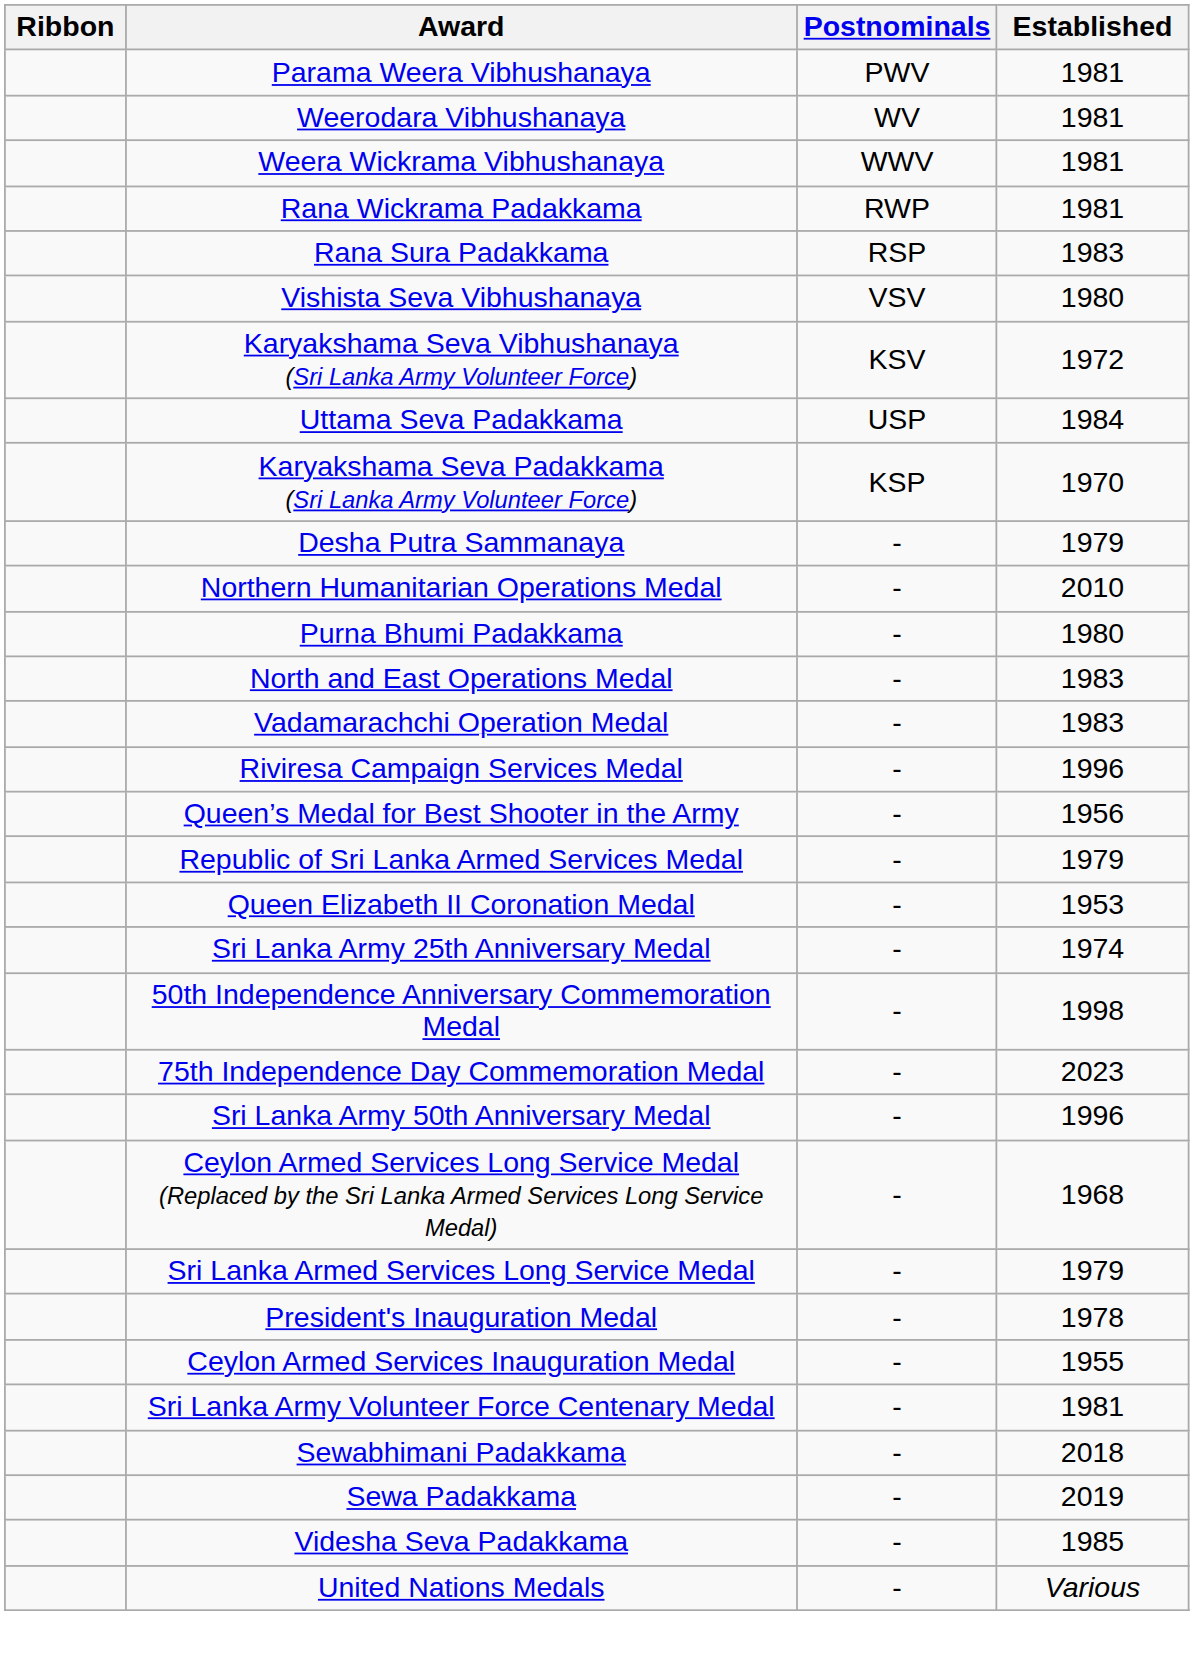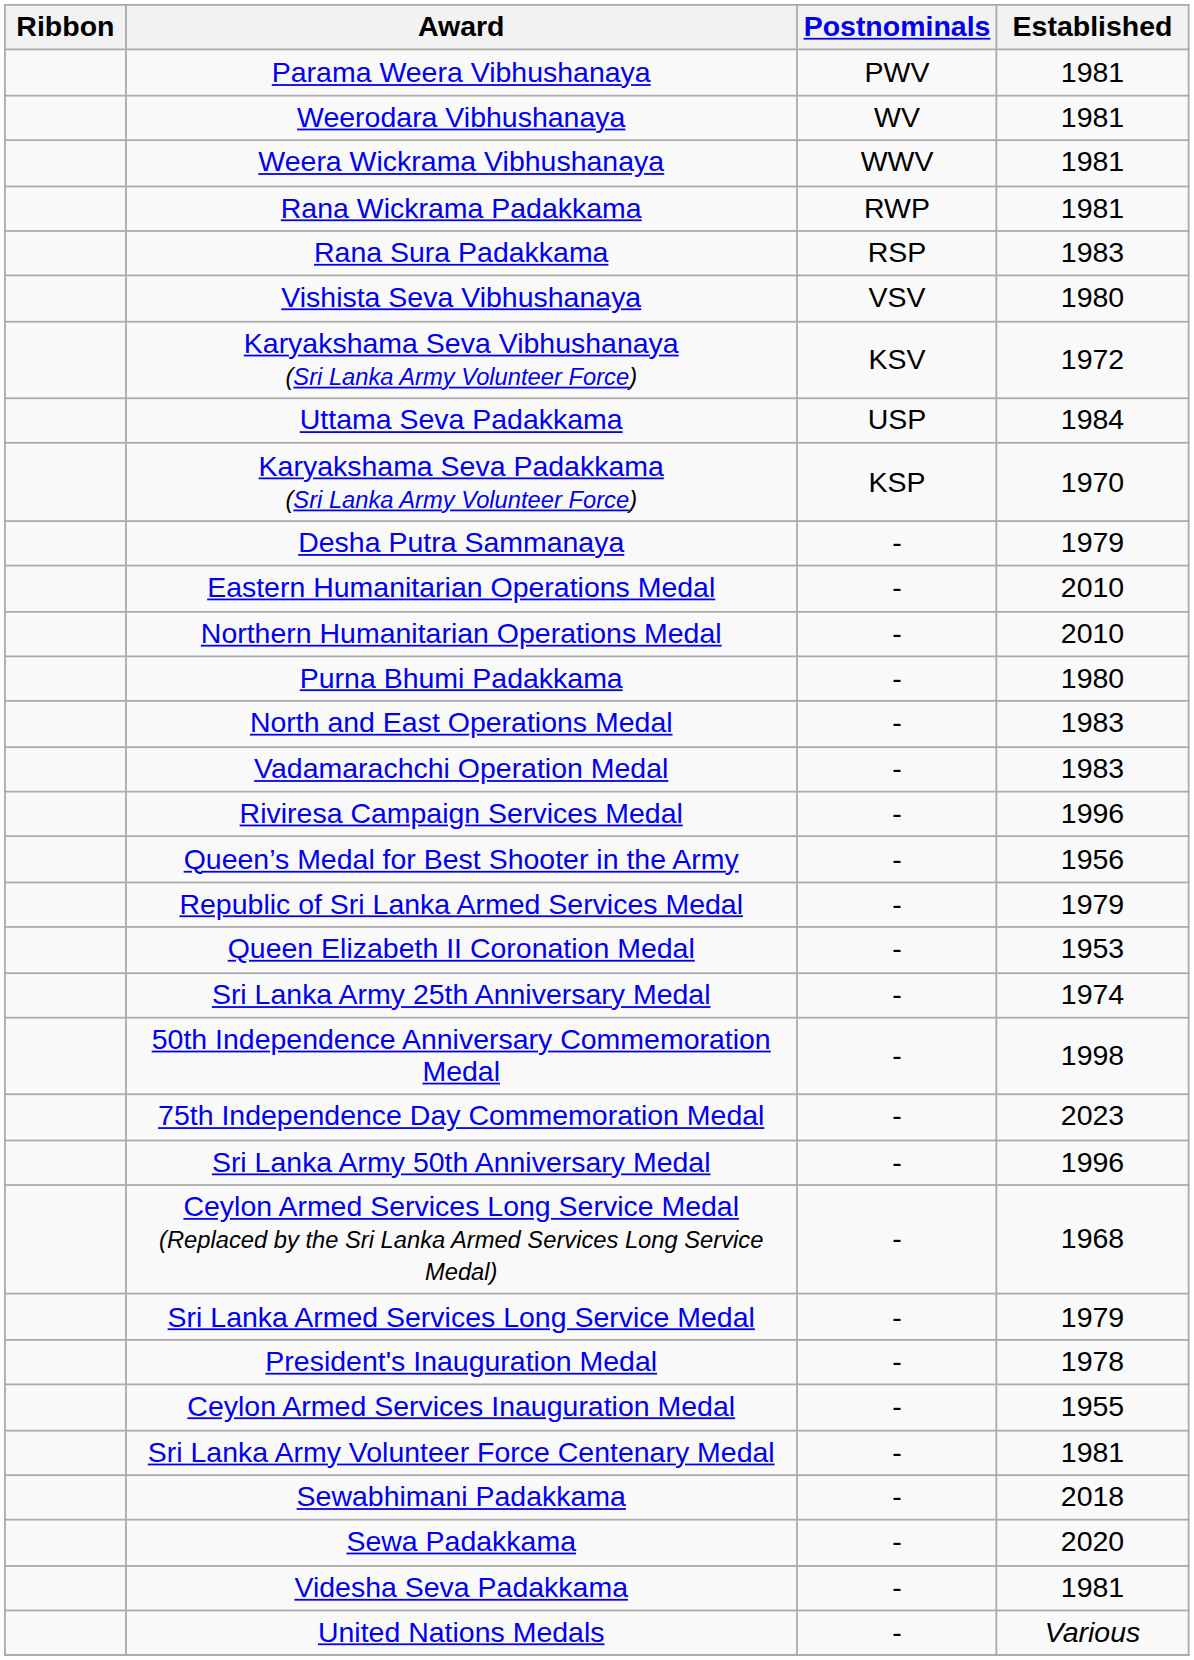+ row: (461, 588)
(1093, 1497) 2019 -> (1093, 1542) 2020
(1093, 1542) 1985 -> (1093, 1587) 1981
